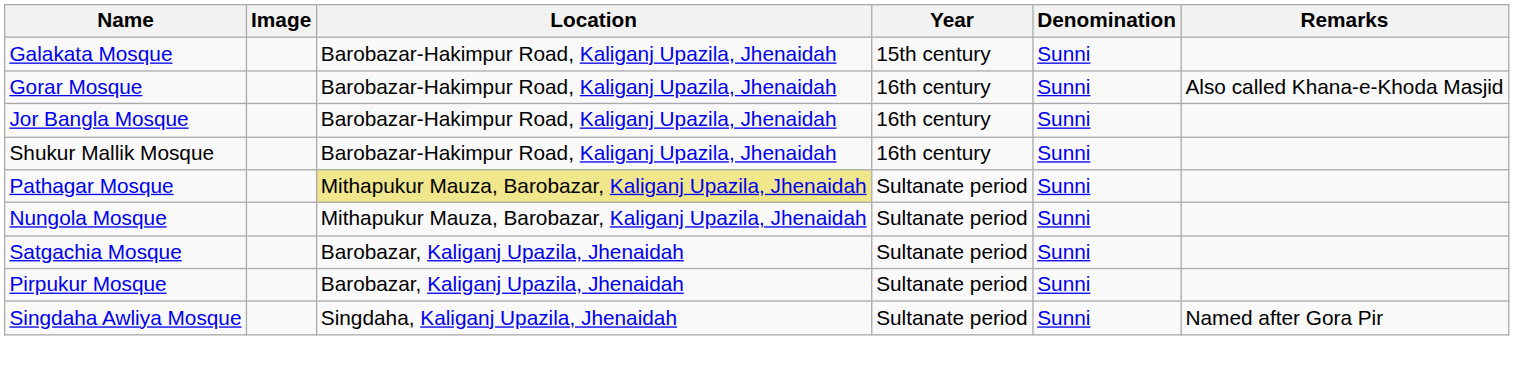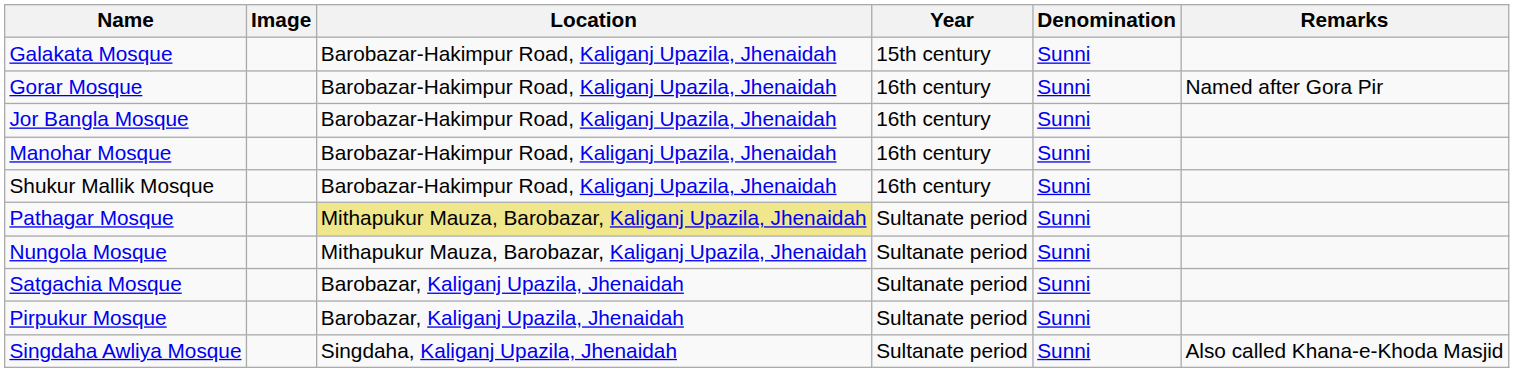(1344, 86) Also called Khana-e-Khoda Masjid -> (1284, 86) Named after Gora Pir
+ row: (90, 152)
(1284, 317) Named after Gora Pir -> (1344, 350) Also called Khana-e-Khoda Masjid
